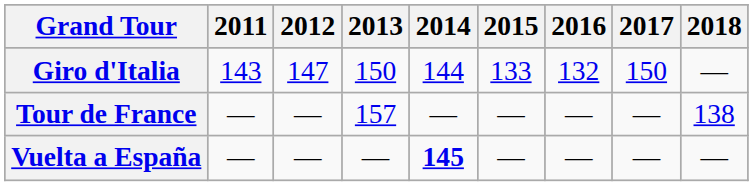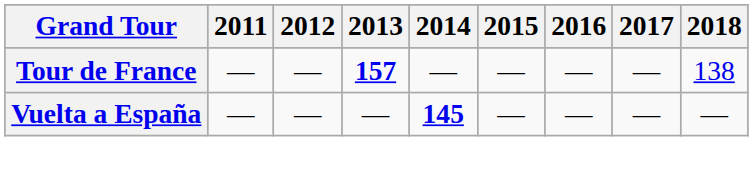- row: (106, 69)
(376, 113) normal -> (376, 69) bold
